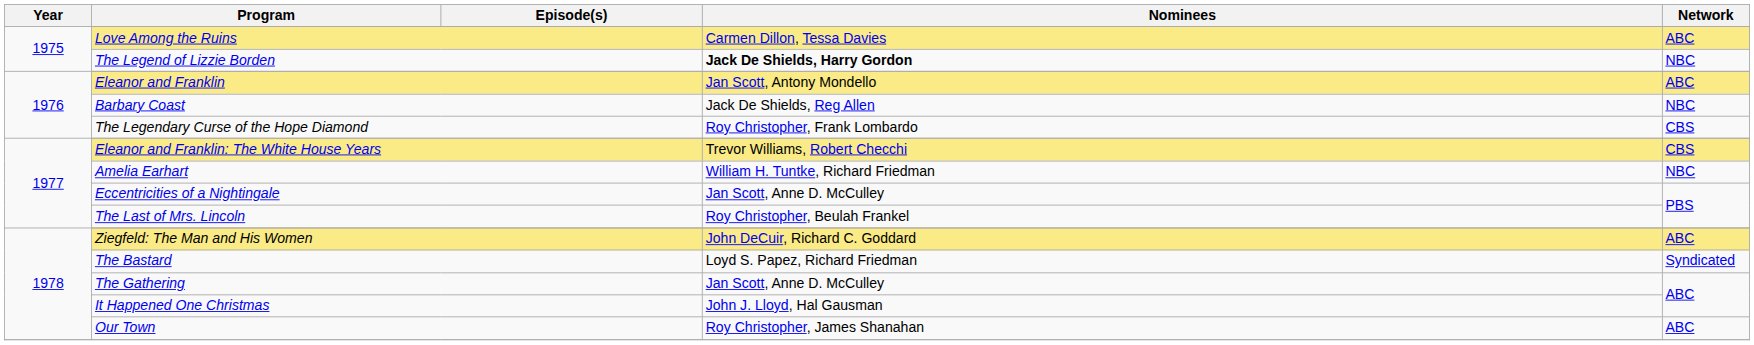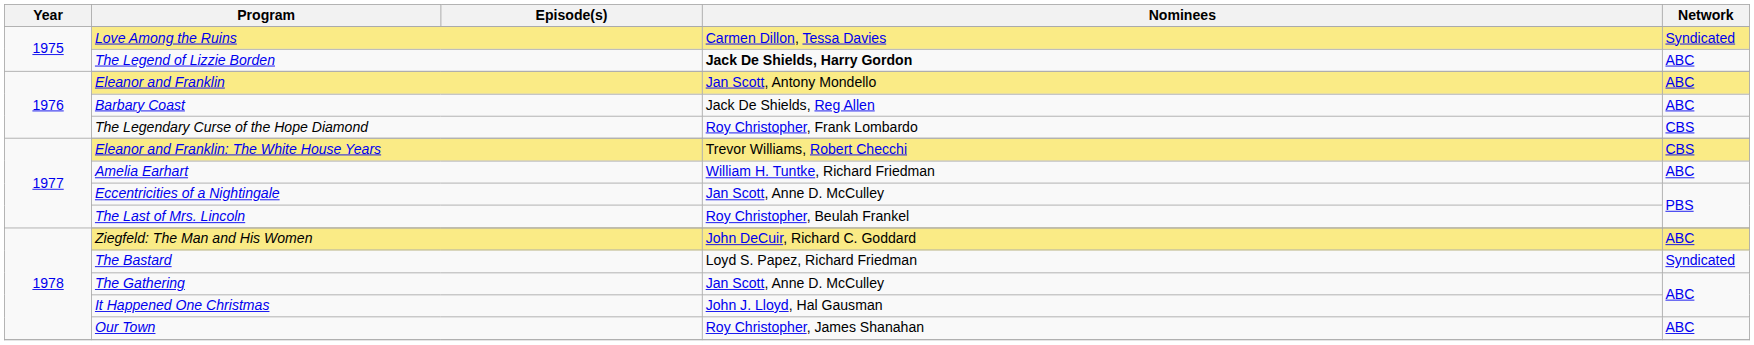(1680, 37) ABC -> (1700, 37) Syndicated
(1680, 60) NBC -> (1680, 60) ABC
(1680, 104) NBC -> (1680, 104) ABC
(1680, 171) NBC -> (1680, 171) ABC
